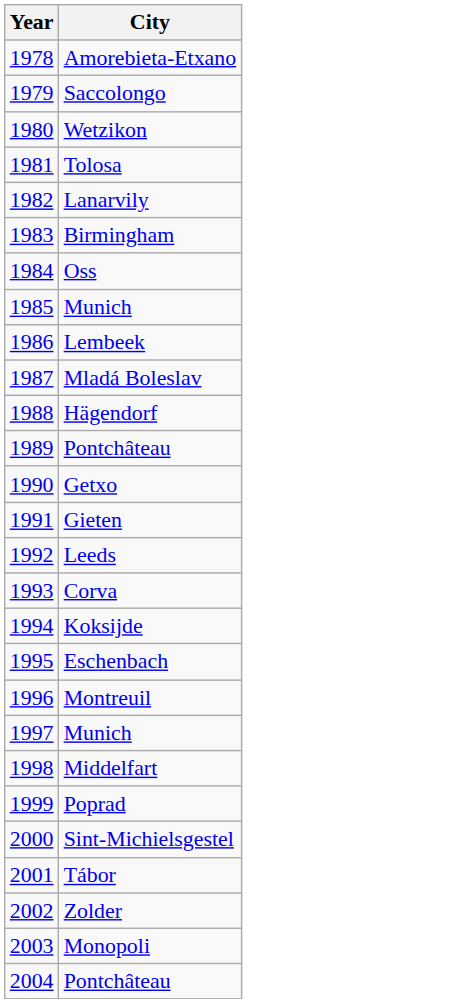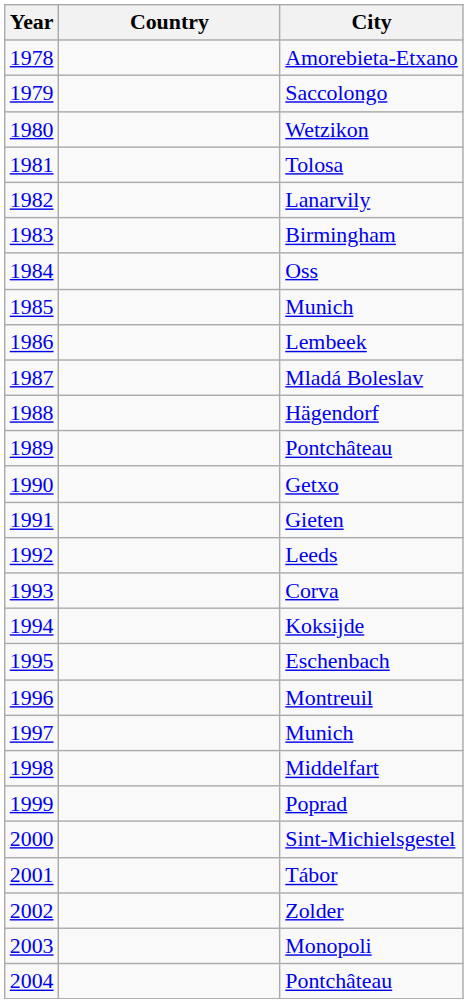+ column: (169, 21)
